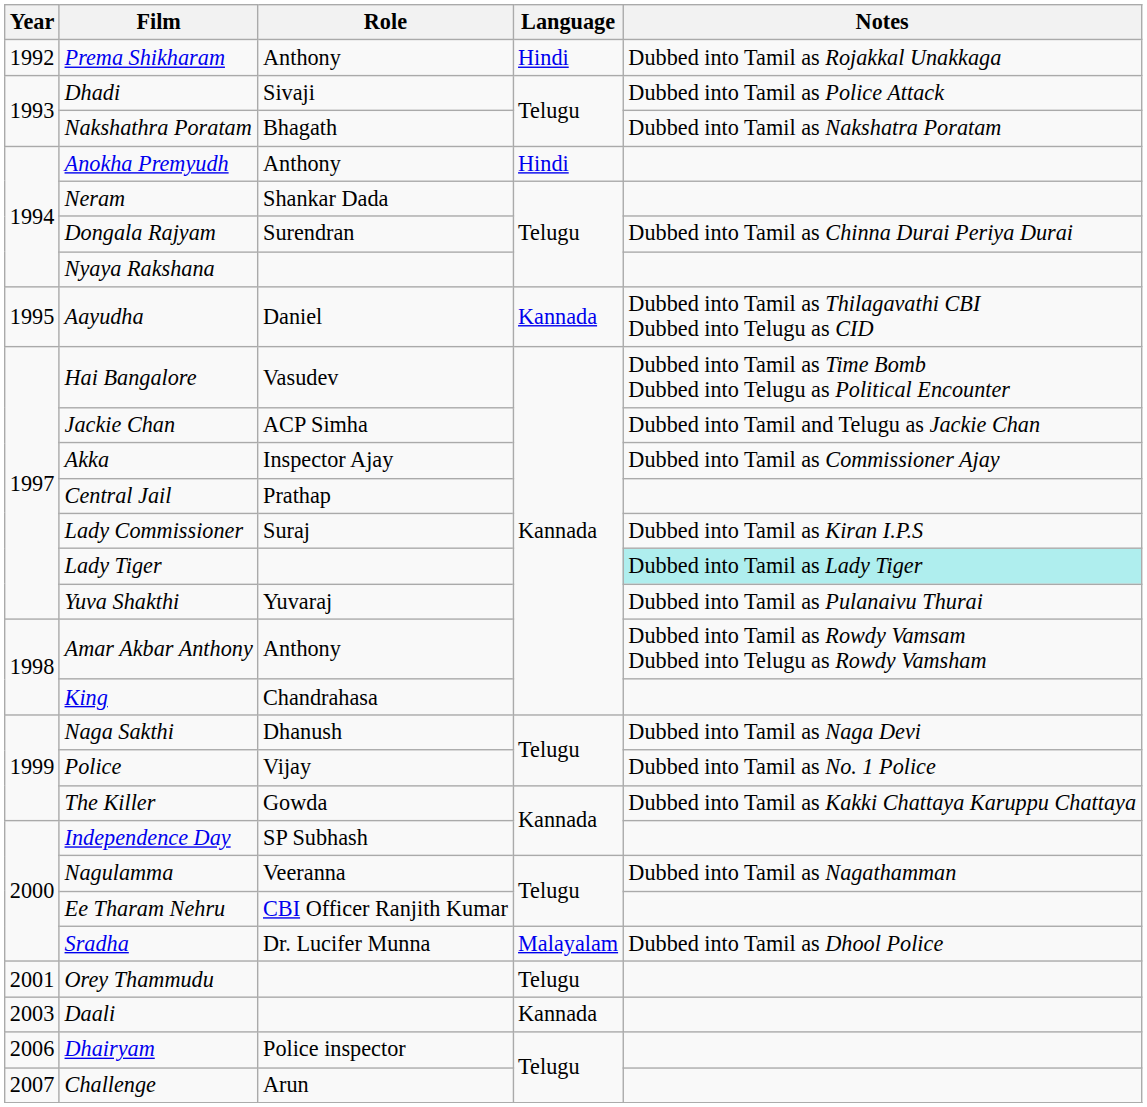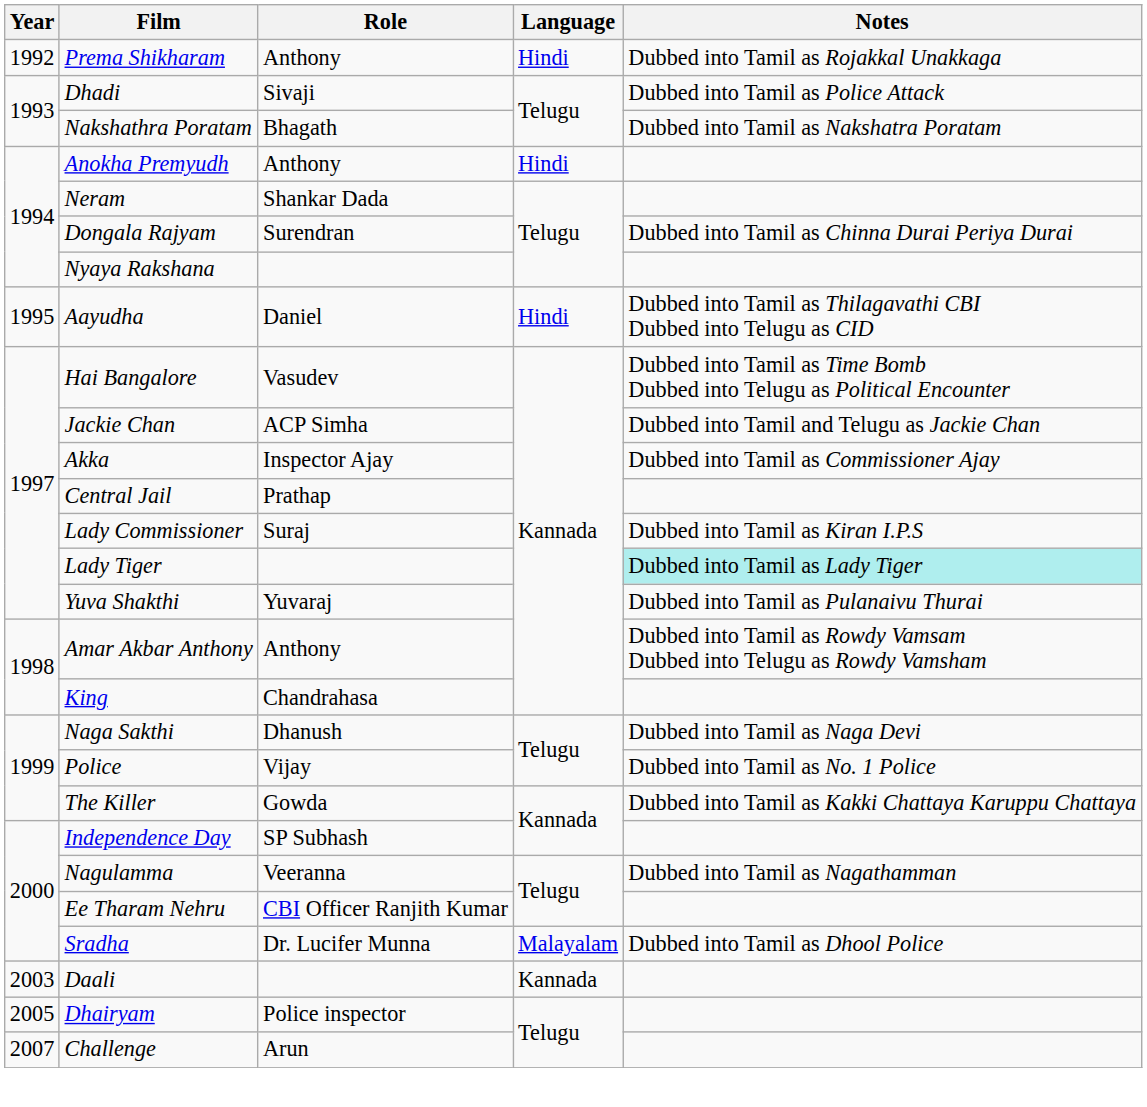(558, 316) Kannada -> (543, 316) Hindi
- row: (139, 978)
(32, 1049) 2006 -> (32, 1014) 2005
